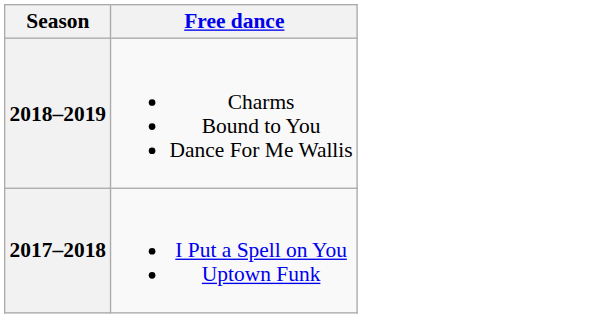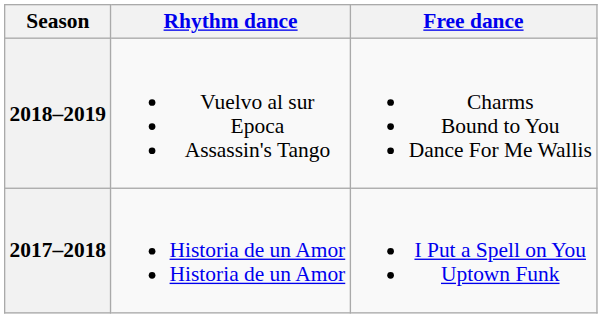+ column: (231, 21)
